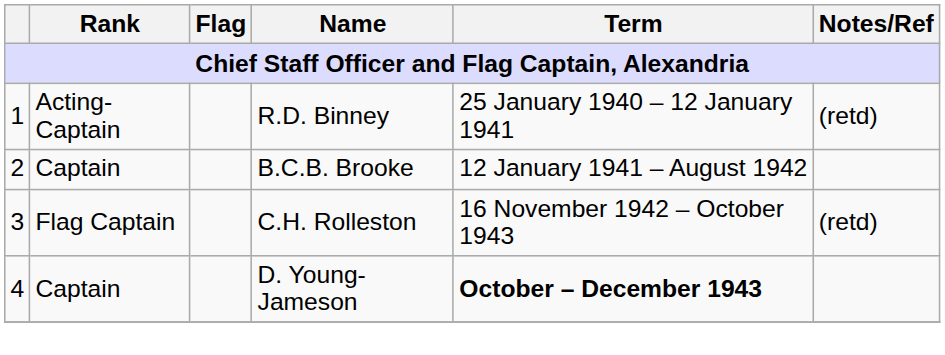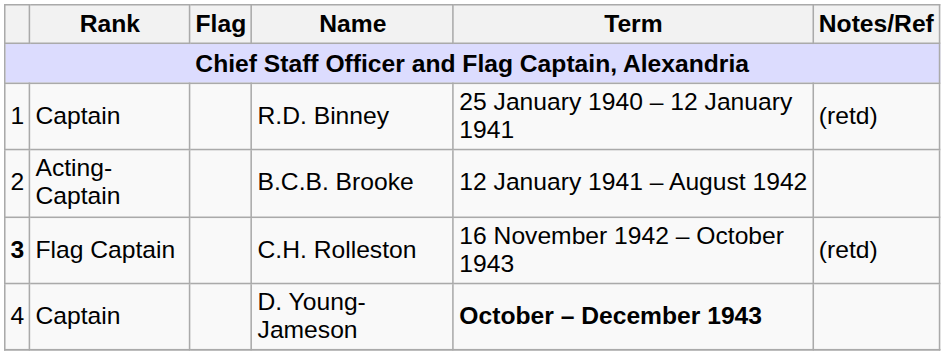(78, 116) Acting-Captain -> (78, 116) Captain
(78, 168) Captain -> (78, 182) Acting-Captain
(17, 221) normal -> (17, 249) bold
